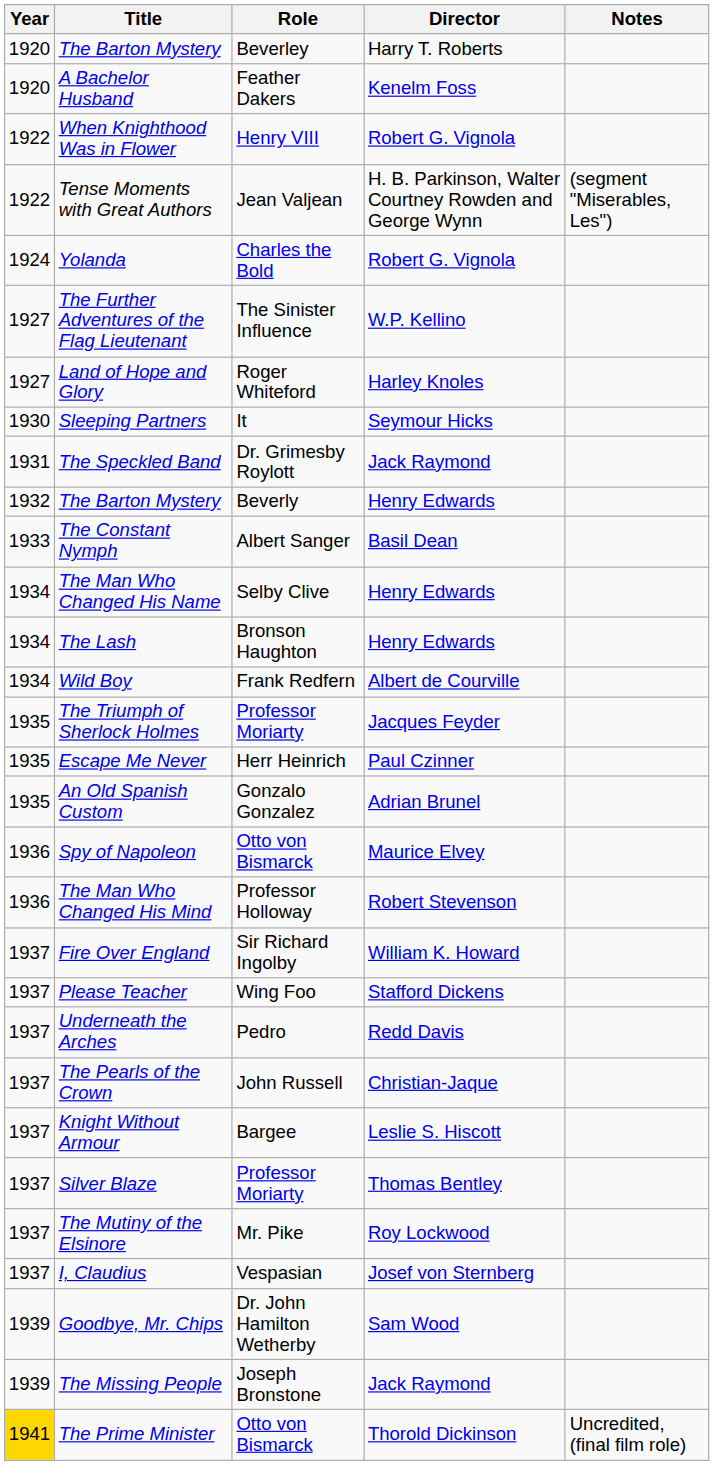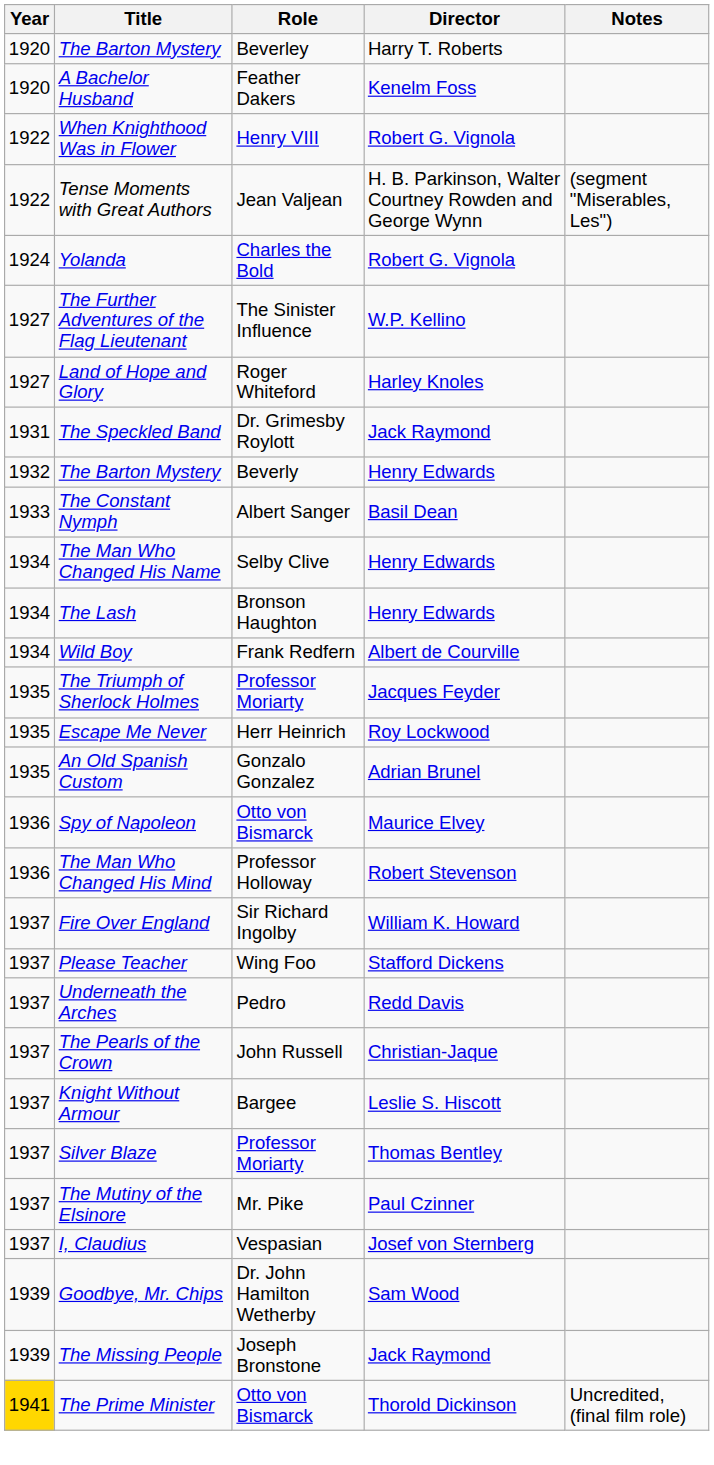- row: (132, 421)
(421, 761) Paul Czinner -> (429, 732) Roy Lockwood
(429, 1233) Roy Lockwood -> (421, 1204) Paul Czinner
